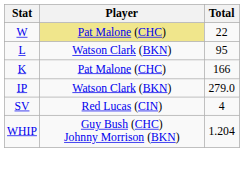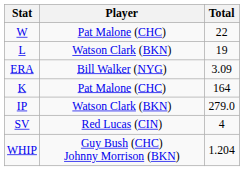(122, 32) khaki background -> (122, 32) no background
(222, 50) 95 -> (222, 50) 19
+ row: (22, 69)
(222, 69) 166 -> (222, 87) 164
